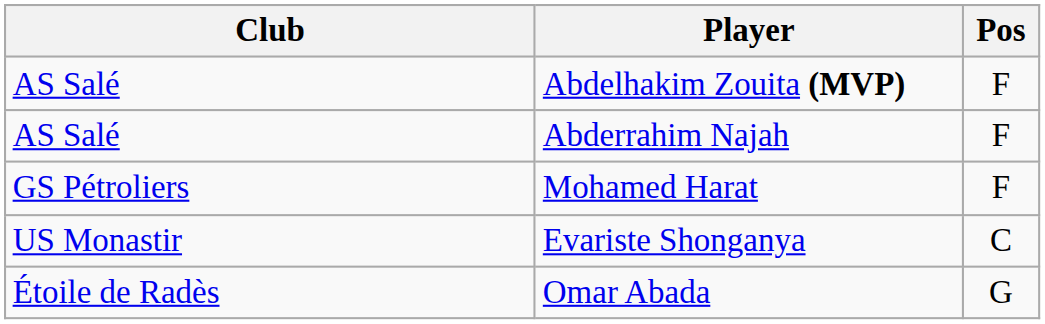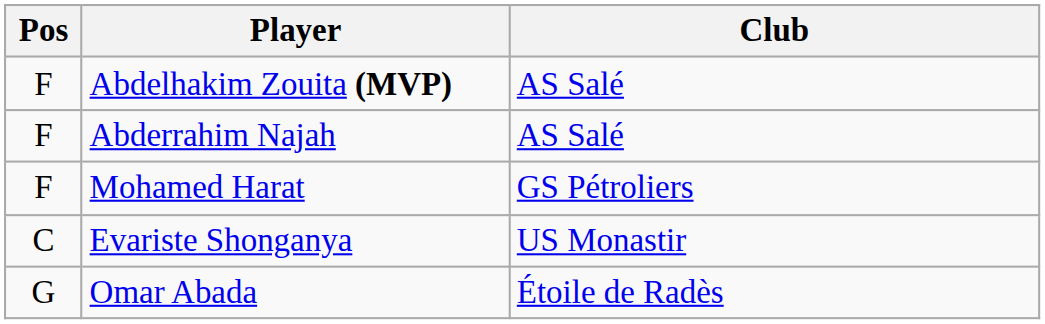columns swapped: (1001, 30) <-> (270, 30)
